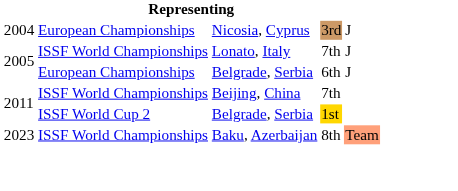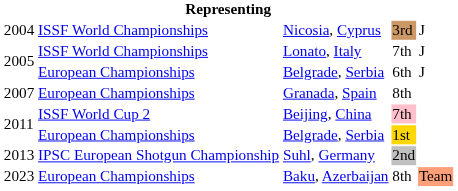(116, 30) European Championships -> (123, 30) ISSF World Championships
+ row: (19, 93)
(123, 93) ISSF World Championships -> (94, 113) ISSF World Cup 2
(331, 93) no background -> (402, 113) pink background
(94, 113) ISSF World Cup 2 -> (116, 134) European Championships
+ row: (19, 155)
(123, 134) ISSF World Championships -> (116, 176) European Championships
